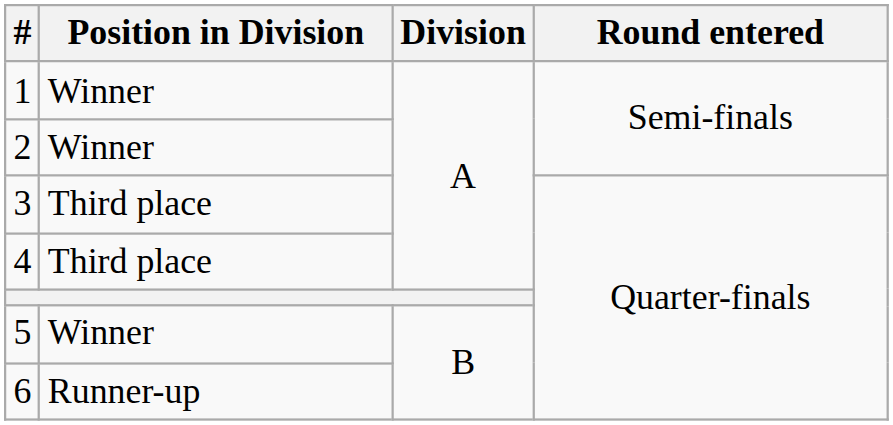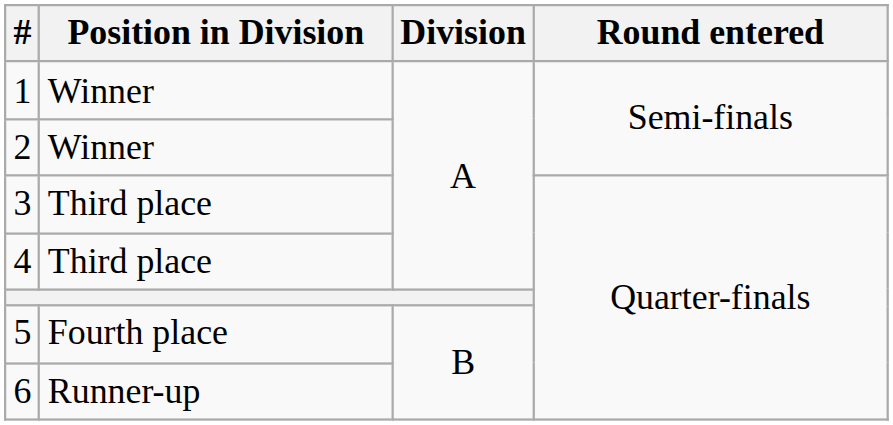(101, 333) Winner -> (138, 333) Fourth place
